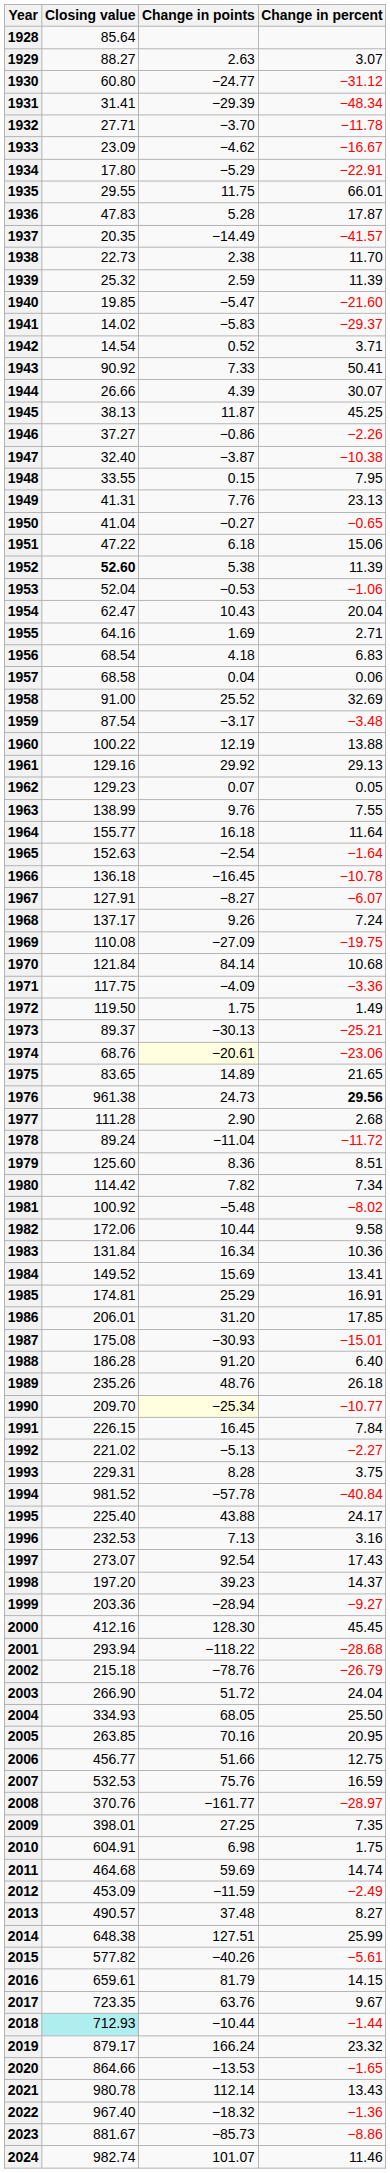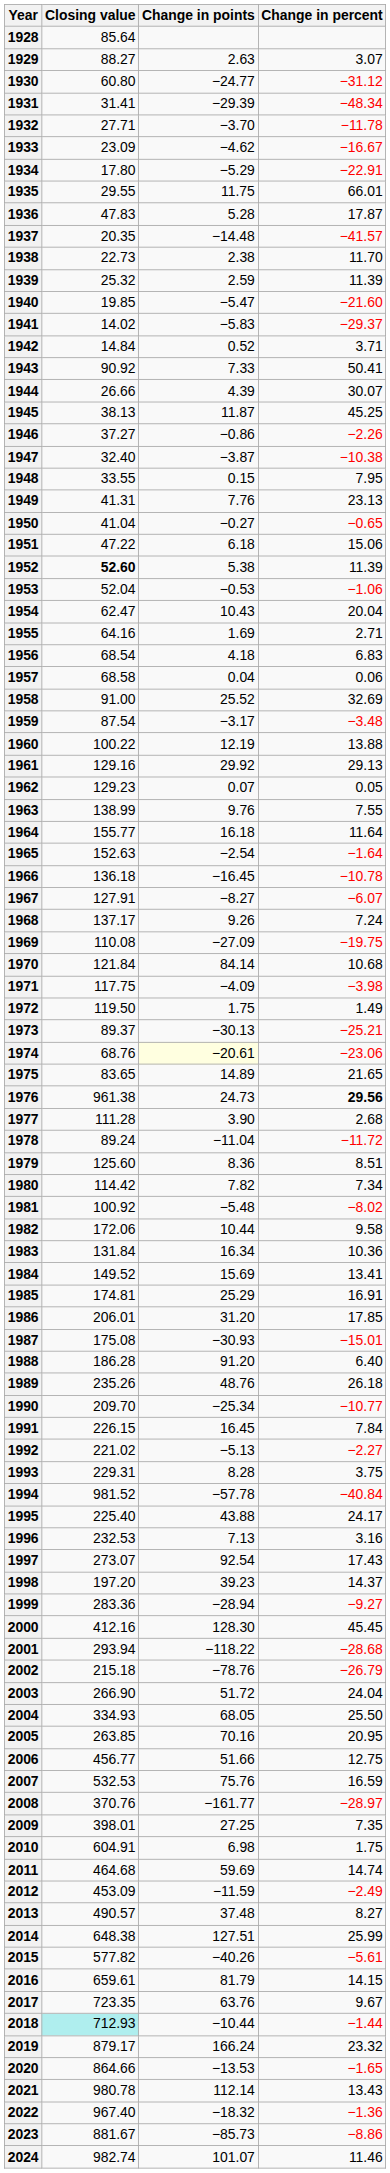(233, 236) −14.49 -> (233, 236) −14.48
(118, 346) 14.54 -> (118, 346) 14.84
(365, 986) −3.36 -> (365, 986) −3.98
(241, 1119) 2.90 -> (241, 1119) 3.90
(233, 1406) lightyellow background -> (233, 1406) no background
(114, 1605) 203.36 -> (114, 1605) 283.36
